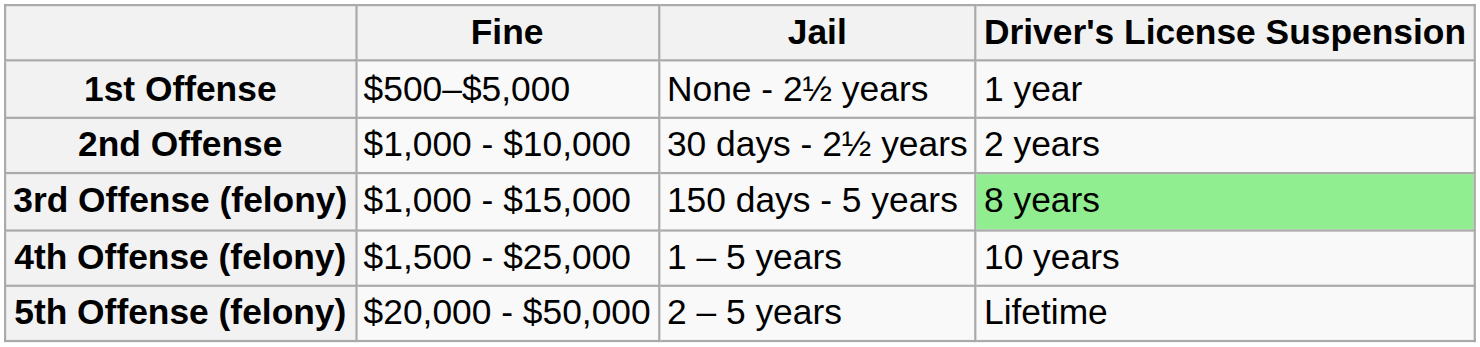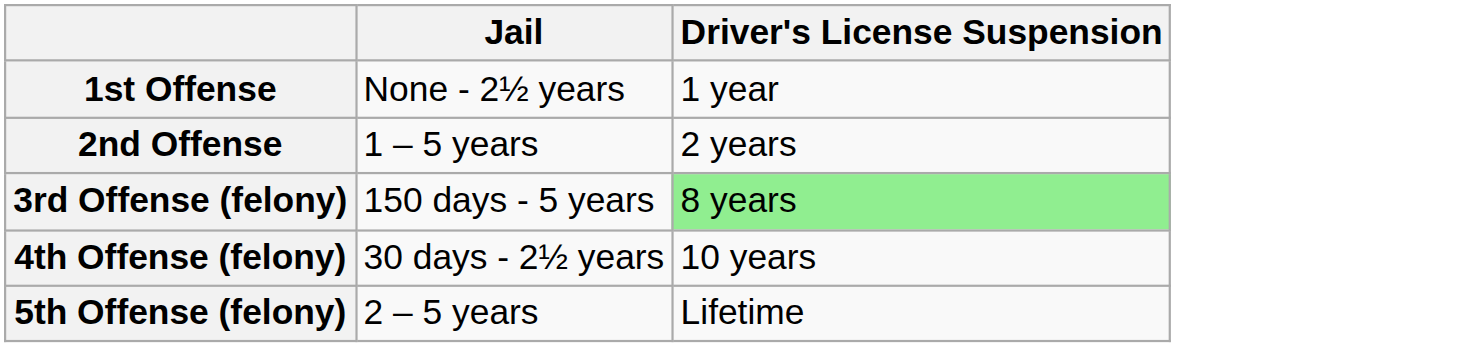- column: (507, 32)
(817, 144) 30 days - 2½ years -> (451, 144) 1 – 5 years
(754, 256) 1 – 5 years -> (514, 256) 30 days - 2½ years
